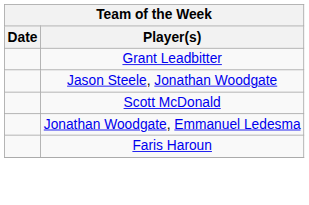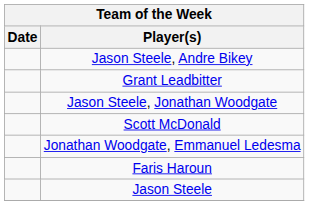+ row: (172, 59)
+ row: (172, 189)
